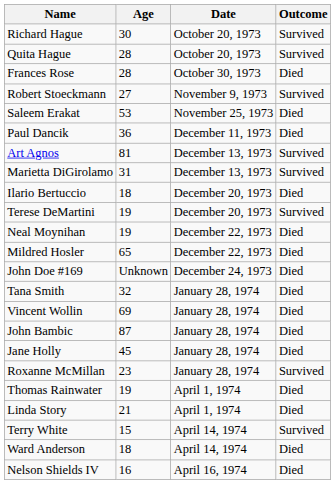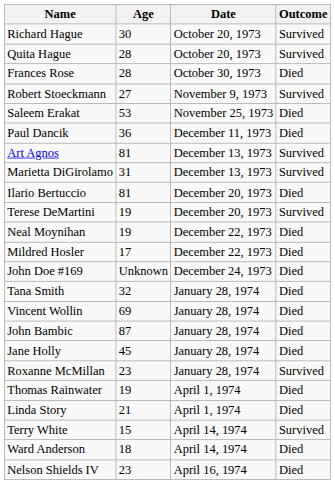(125, 192) 18 -> (125, 192) 81
(125, 251) 65 -> (125, 251) 17
(125, 469) 16 -> (125, 469) 23
